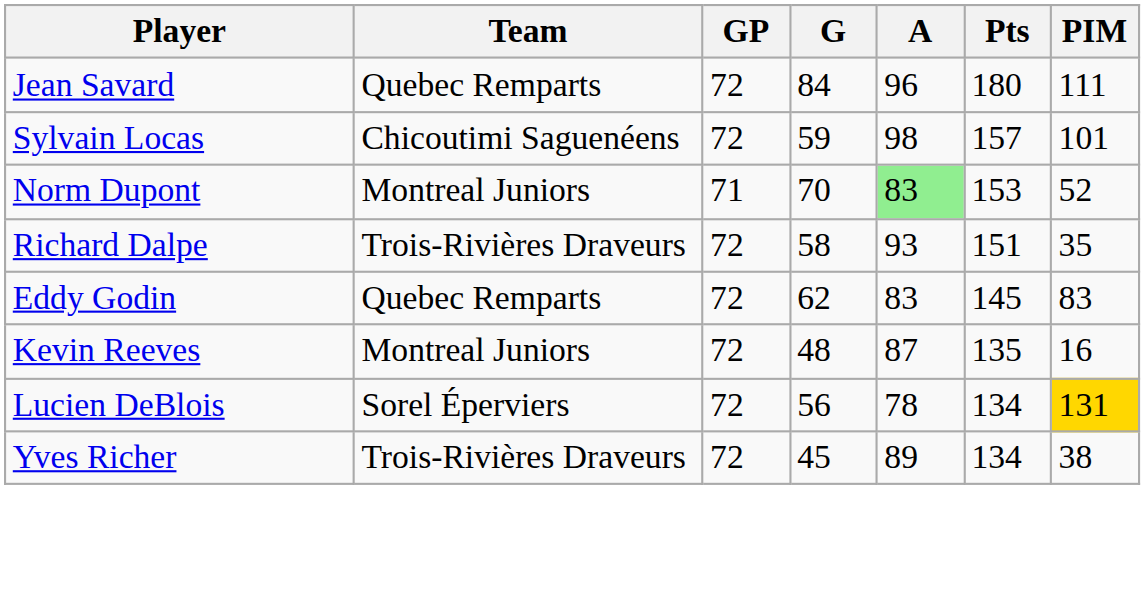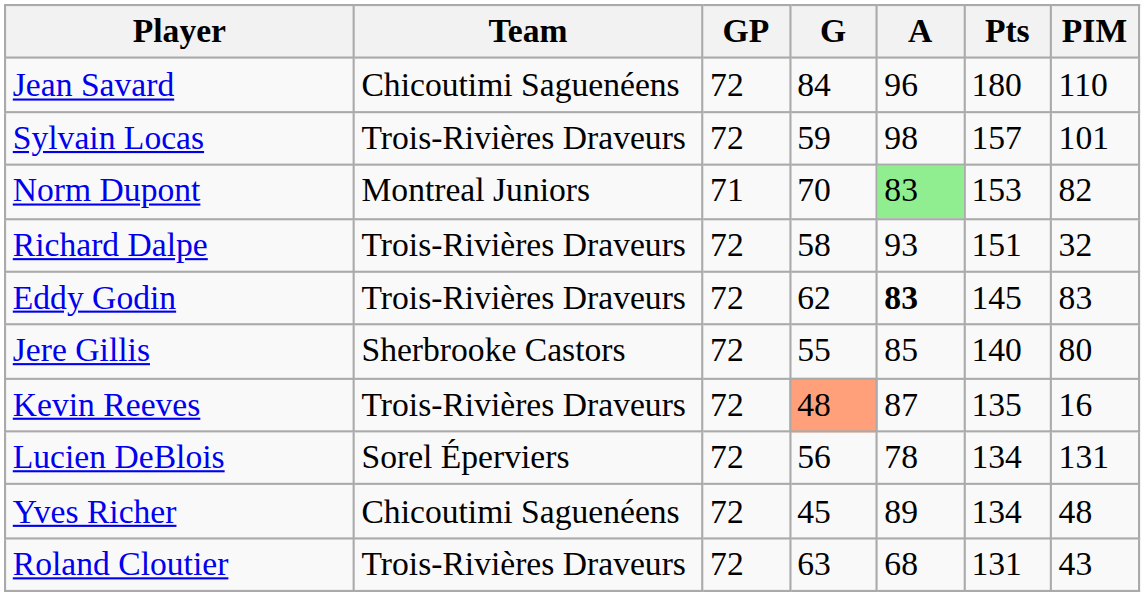(481, 84) Quebec Remparts -> (521, 84) Chicoutimi Saguenéens
(1083, 84) 111 -> (1083, 84) 110
(521, 137) Chicoutimi Saguenéens -> (524, 137) Trois-Rivières Draveurs
(1075, 191) 52 -> (1075, 191) 82
(1075, 244) 35 -> (1075, 244) 32
(481, 297) Quebec Remparts -> (524, 297) Trois-Rivières Draveurs
(901, 297) normal -> (901, 297) bold
+ row: (81, 350)
(476, 350) Montreal Juniors -> (524, 404) Trois-Rivières Draveurs
(814, 350) no background -> (814, 404) lightsalmon background
(1084, 404) gold background -> (1084, 457) no background
(524, 457) Trois-Rivières Draveurs -> (521, 510) Chicoutimi Saguenéens
(1075, 457) 38 -> (1075, 510) 48
+ row: (121, 564)
